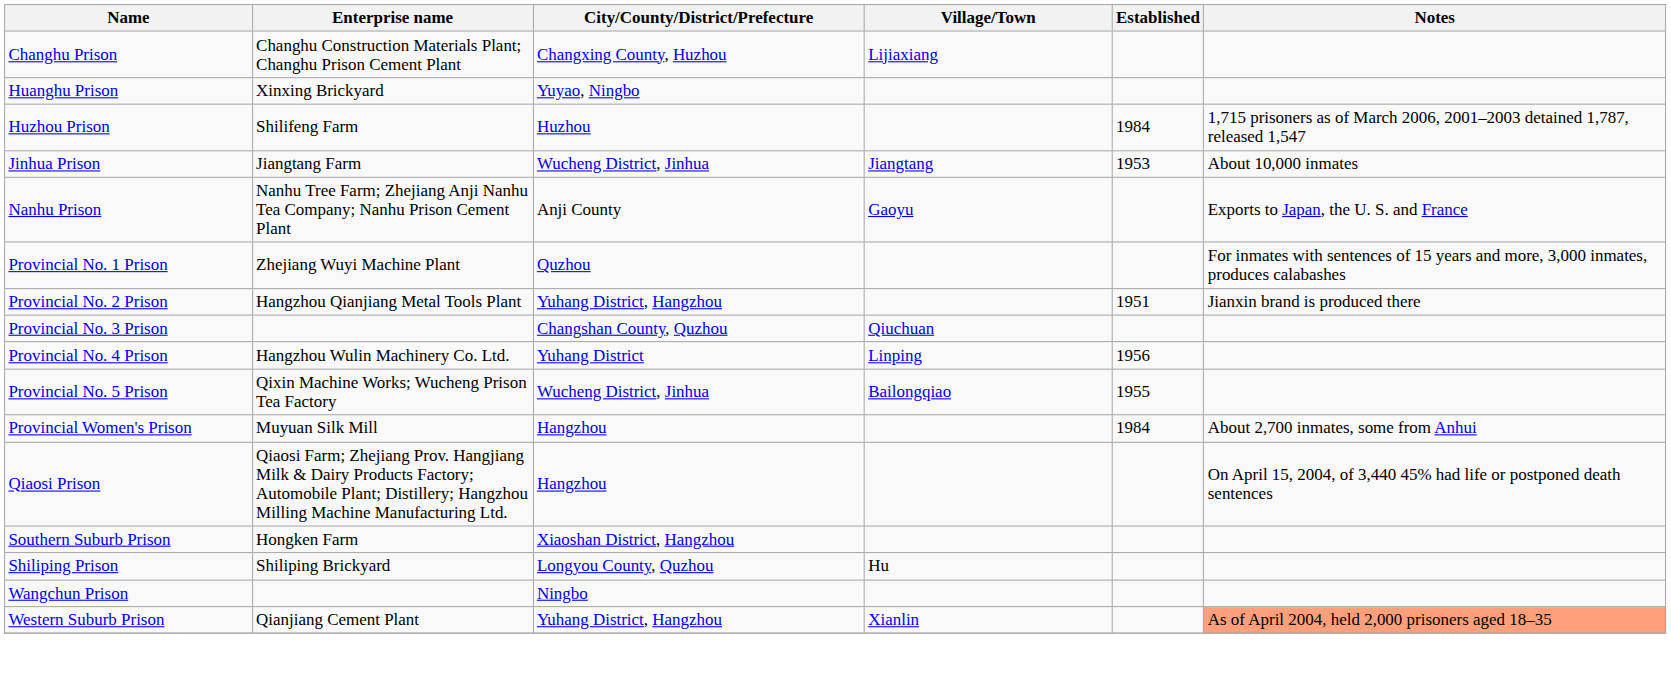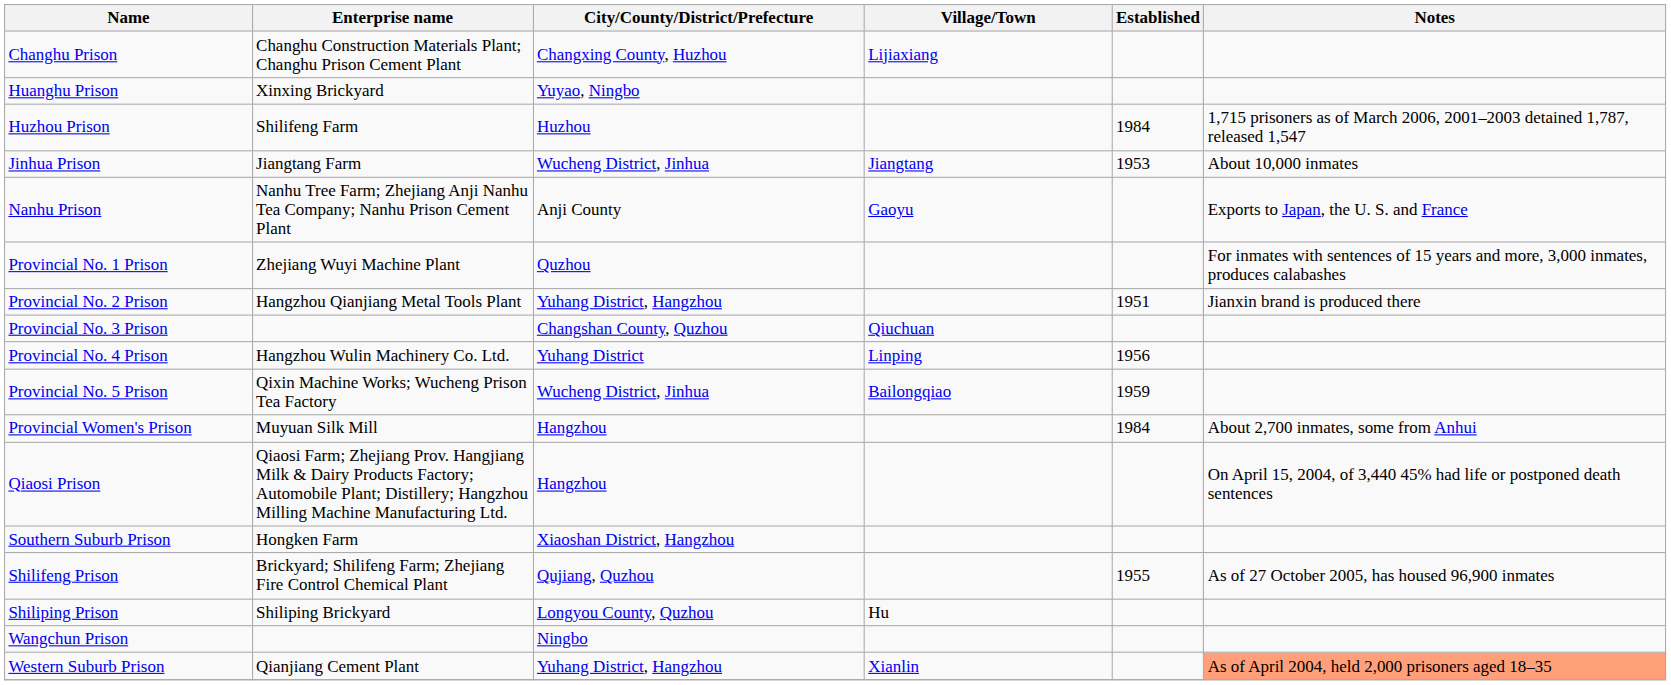(1133, 391) 1955 -> (1133, 391) 1959
+ row: (63, 575)
